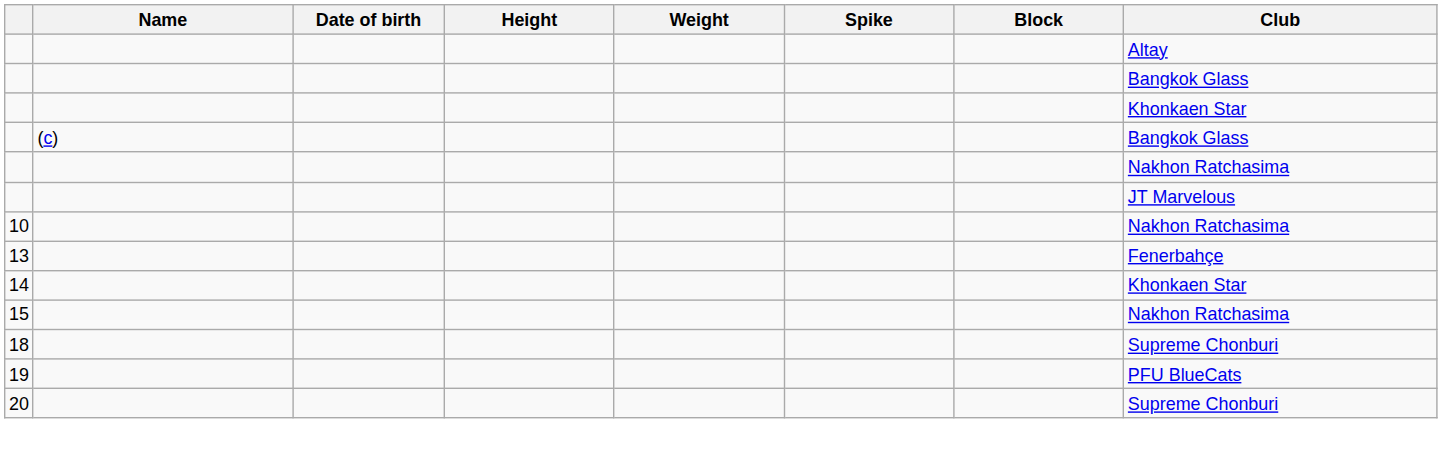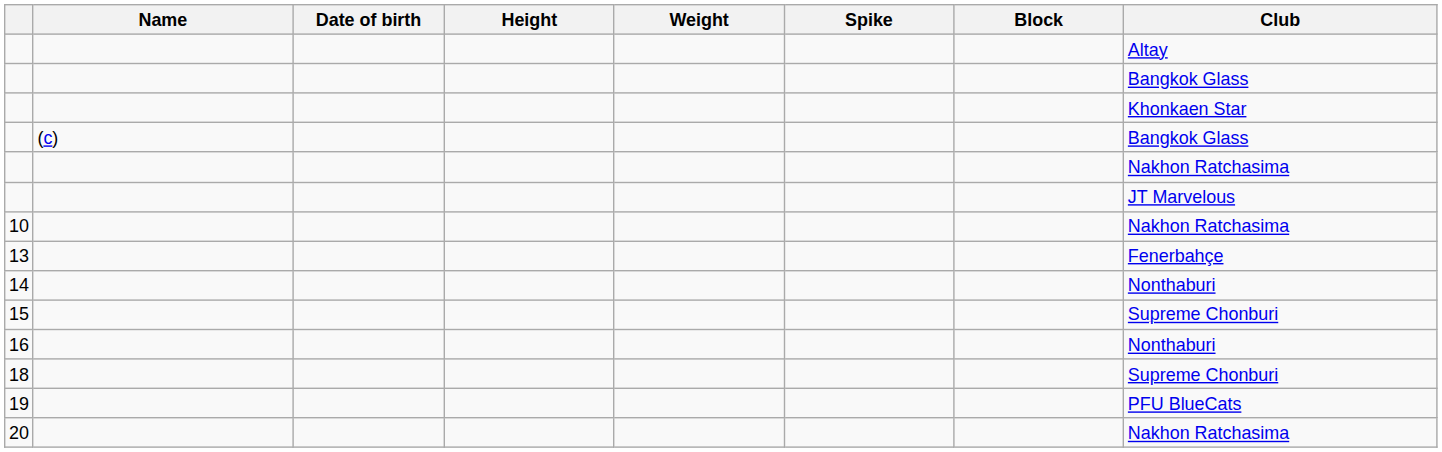(1187, 285) Khonkaen Star -> (1172, 285) Nonthaburi
(1209, 315) Nakhon Ratchasima -> (1203, 315) Supreme Chonburi
+ row: (19, 344)
(1203, 403) Supreme Chonburi -> (1209, 433) Nakhon Ratchasima
